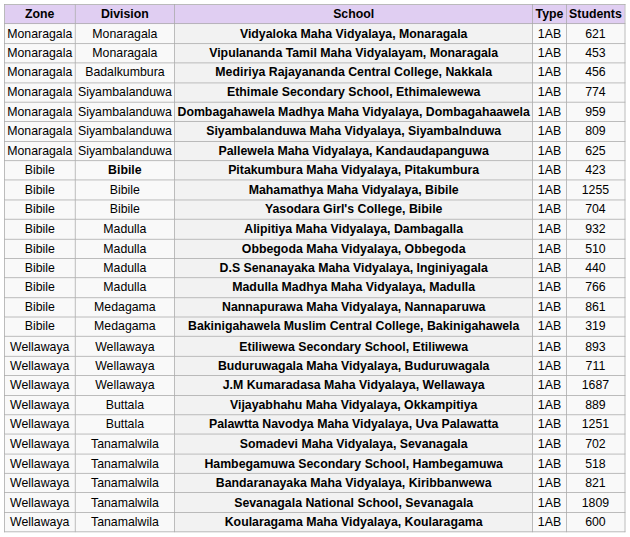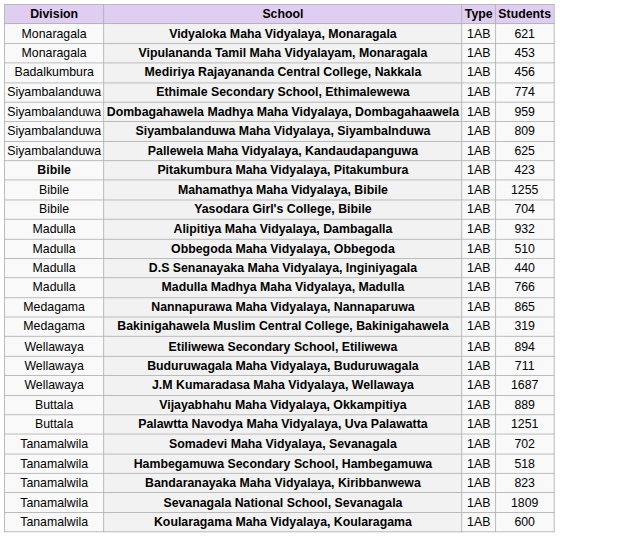- column: (40, 14)
(595, 307) 861 -> (525, 307) 865
(595, 346) 893 -> (525, 346) 894
(595, 483) 821 -> (525, 483) 823
